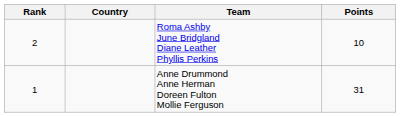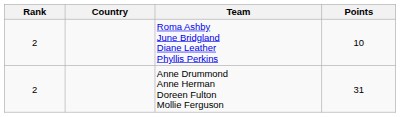(35, 89) 1 -> (35, 89) 2
